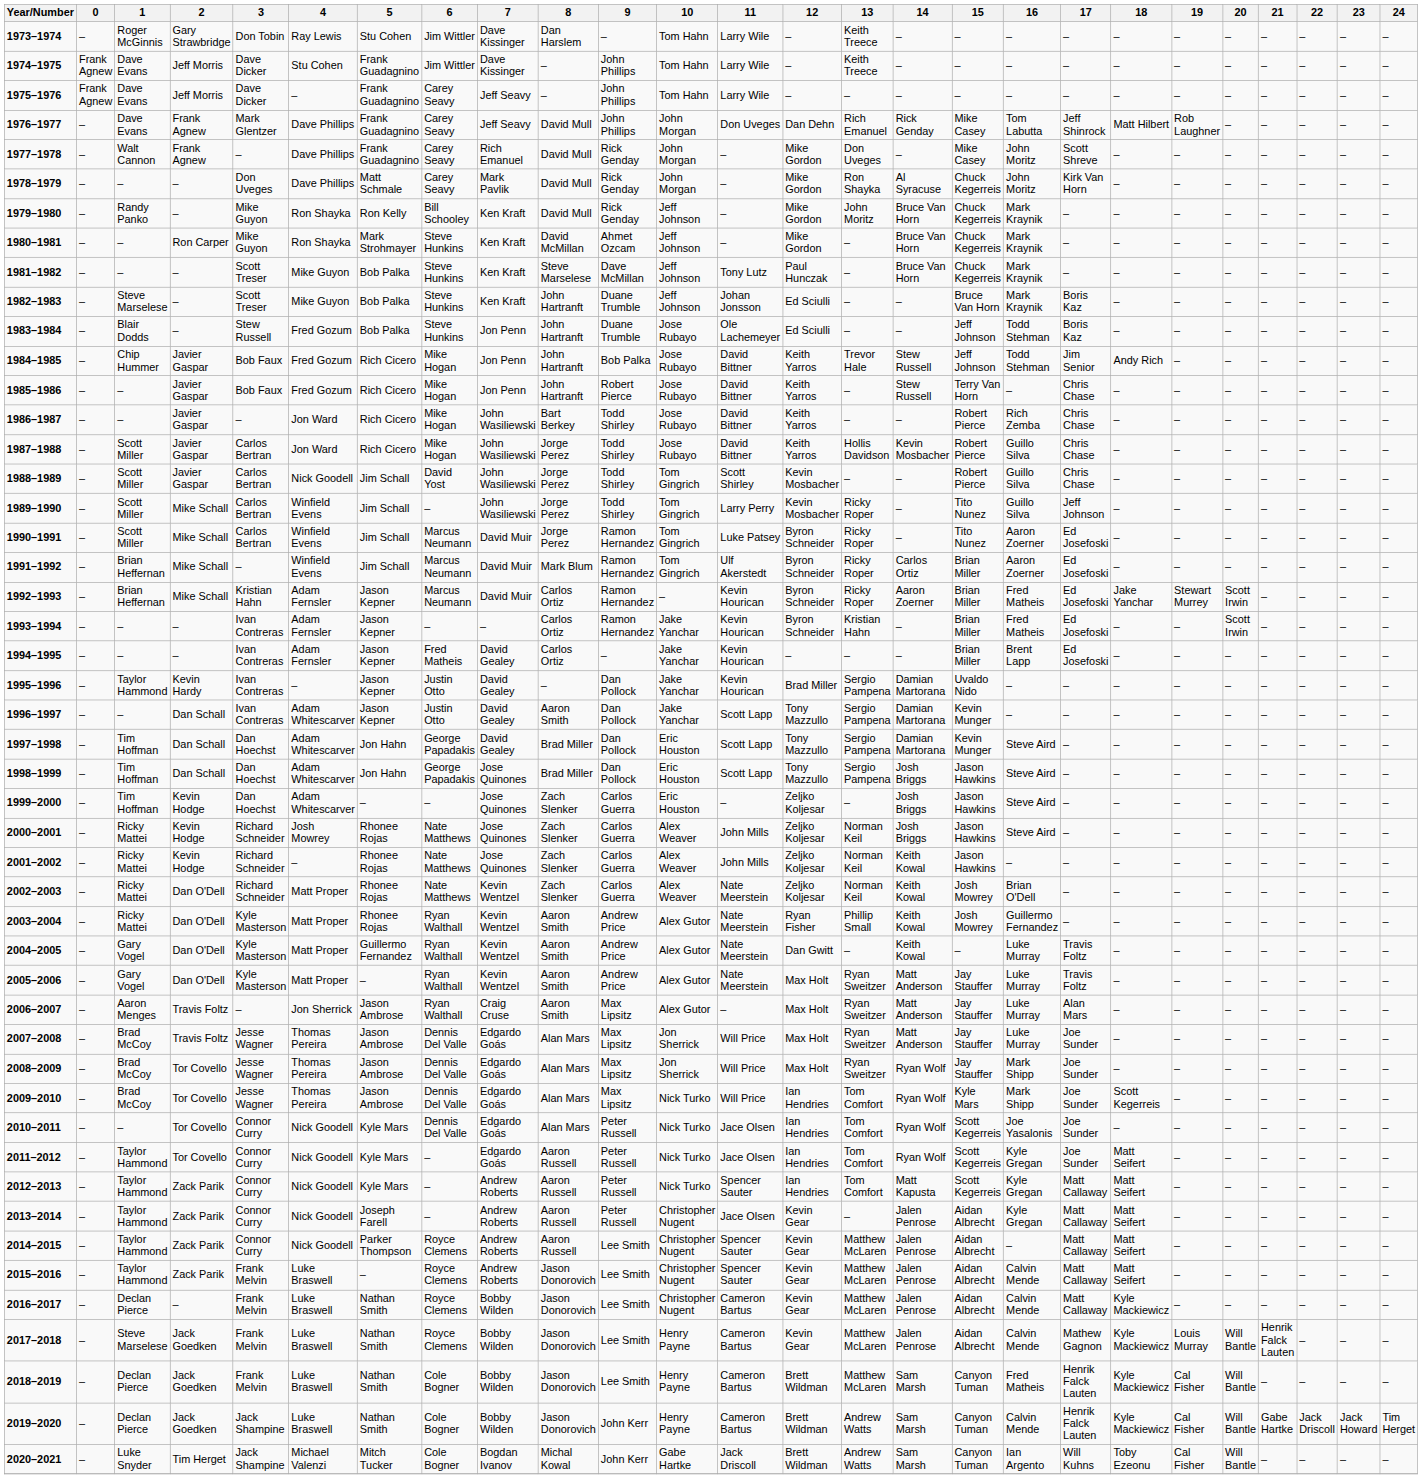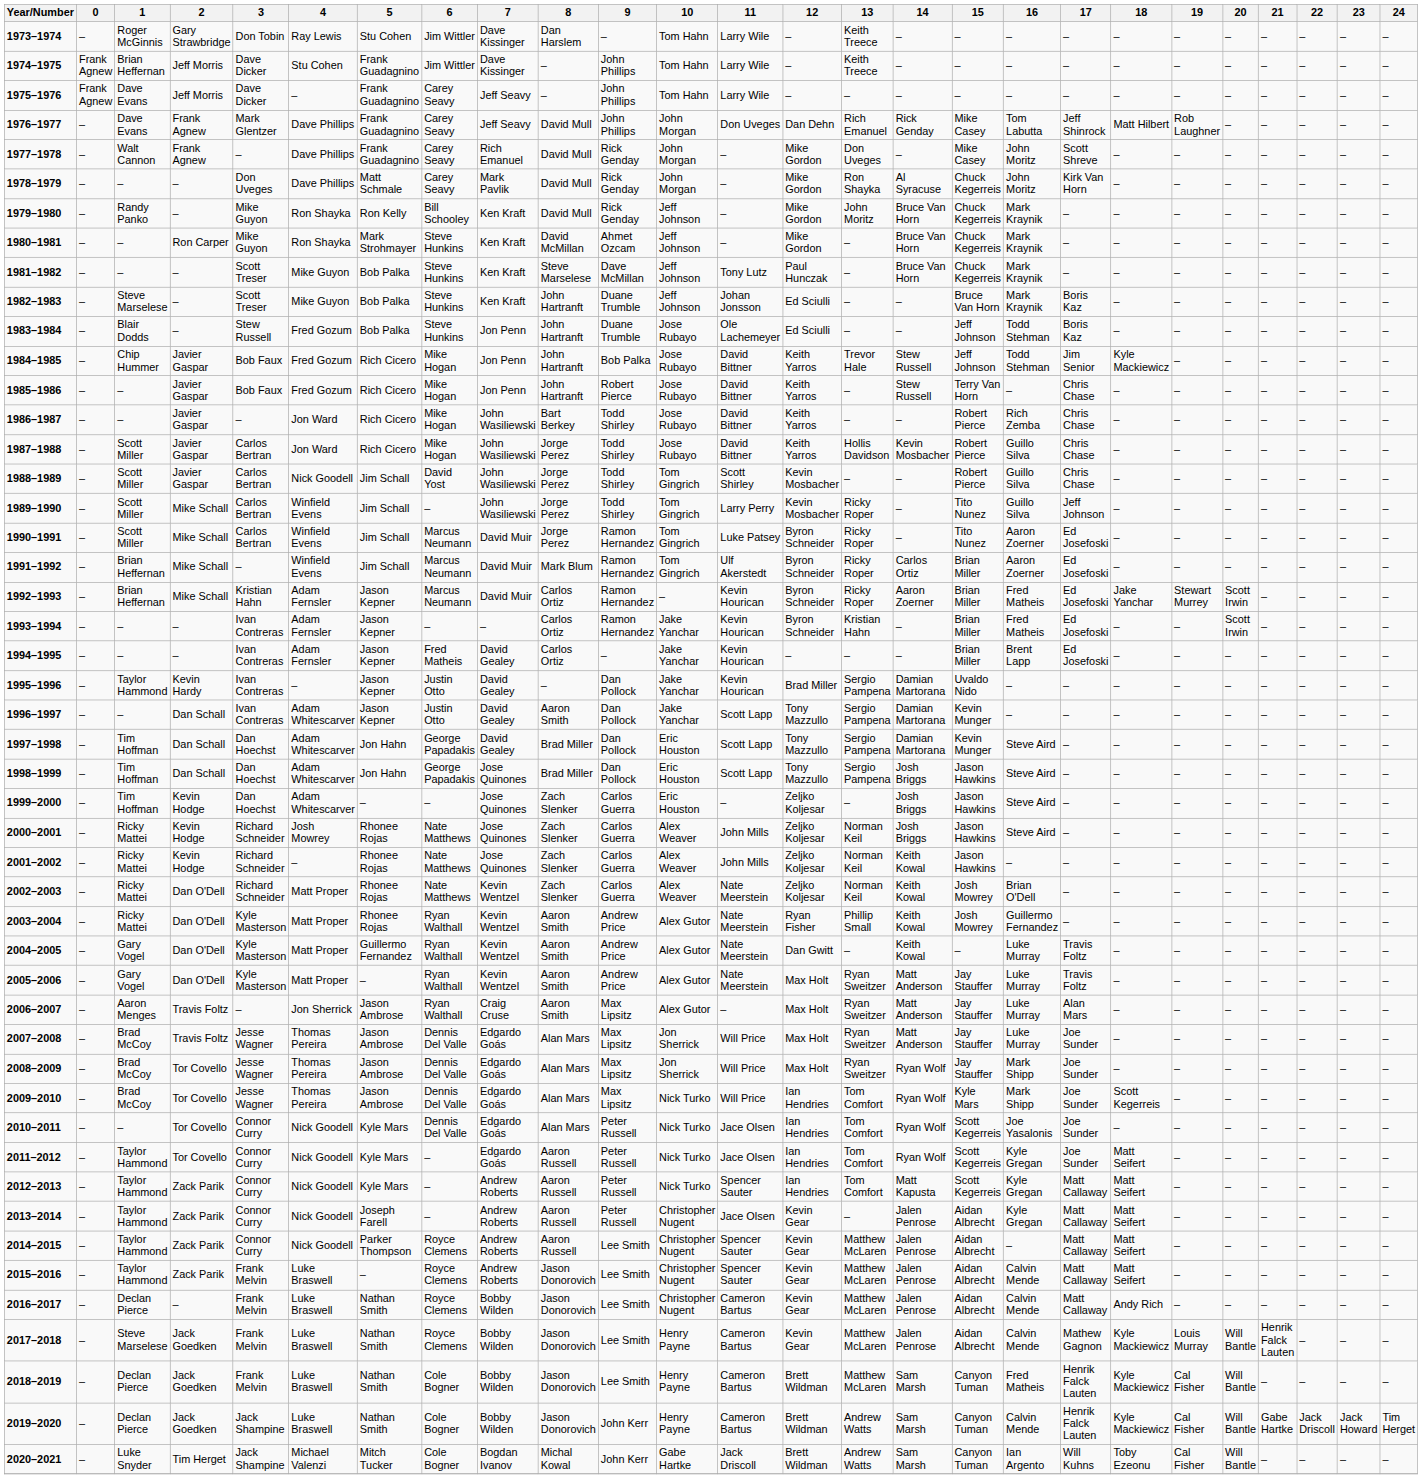(132, 65) Dave Evans -> (141, 65) Brian Heffernan
(1138, 360) Andy Rich -> (1141, 360) Kyle Mackiewicz
(1141, 1304) Kyle Mackiewicz -> (1138, 1304) Andy Rich
